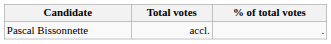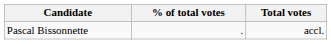columns swapped: (172, 13) <-> (269, 13)
